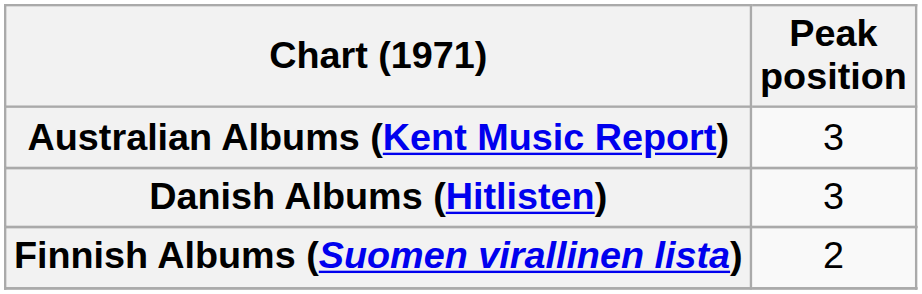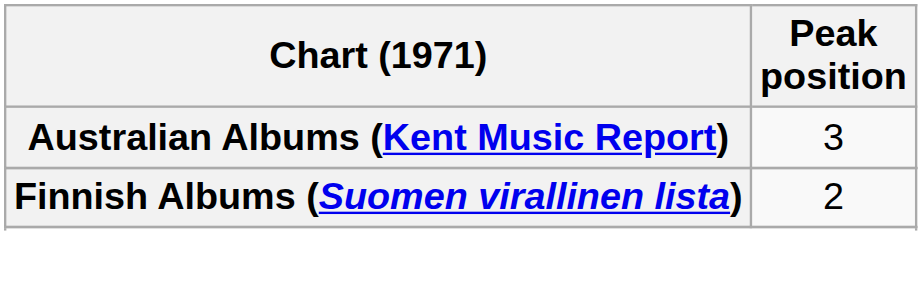- row: (378, 196)
